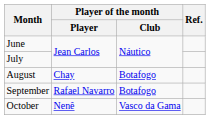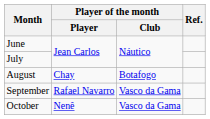(137, 91) Botafogo -> (150, 91) Vasco da Gama
